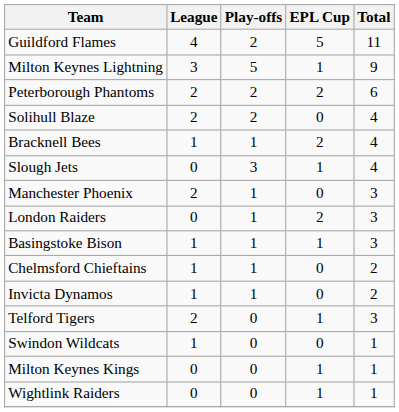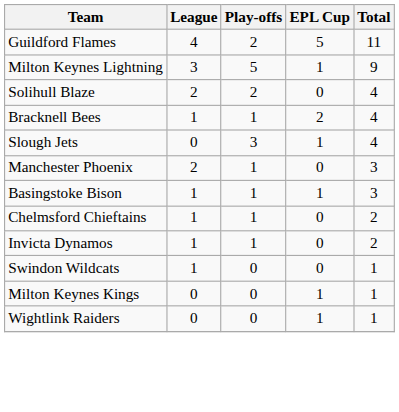- row: (81, 92)
- row: (57, 217)
- row: (51, 318)
